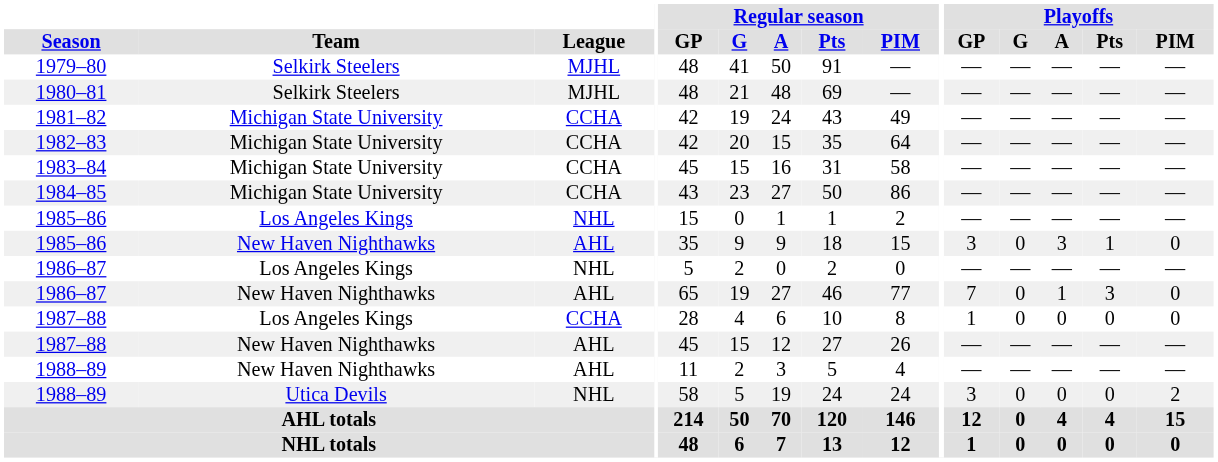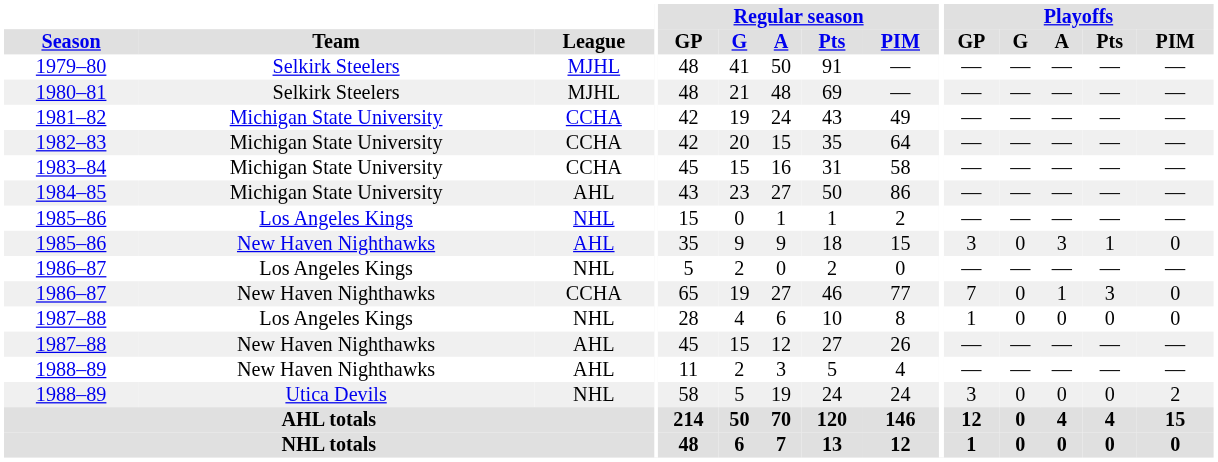(594, 192) CCHA -> (594, 192) AHL
(594, 293) AHL -> (594, 293) CCHA
(594, 318) CCHA -> (594, 318) NHL
